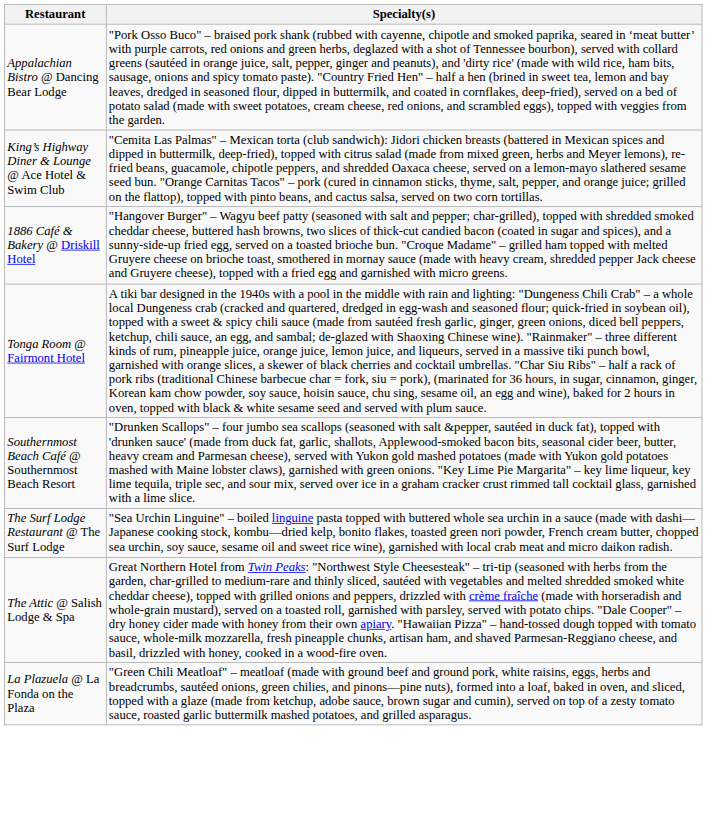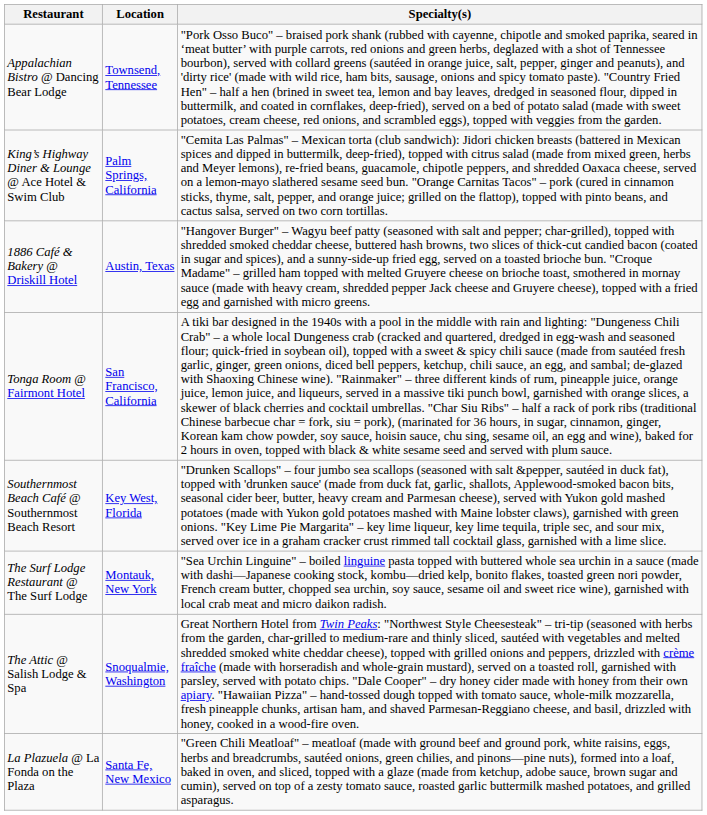+ column: (140, 14)
